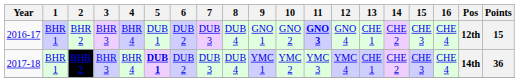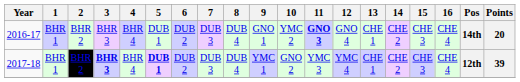(290, 34) GNO 2 -> (291, 34) YMC 2
(471, 34) 12th -> (472, 34) 14th
(498, 34) 15 -> (499, 34) 20
(106, 63) normal -> (107, 63) bold
(290, 63) YMC 2 -> (291, 63) GNO 2
(471, 63) 14th -> (472, 63) 12th
(498, 63) 36 -> (499, 63) 39
